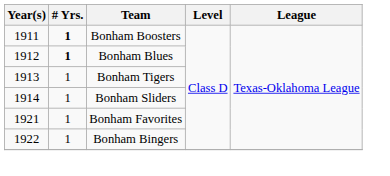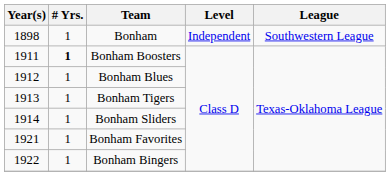+ row: (136, 35)
(68, 56) bold -> (68, 77) normal
